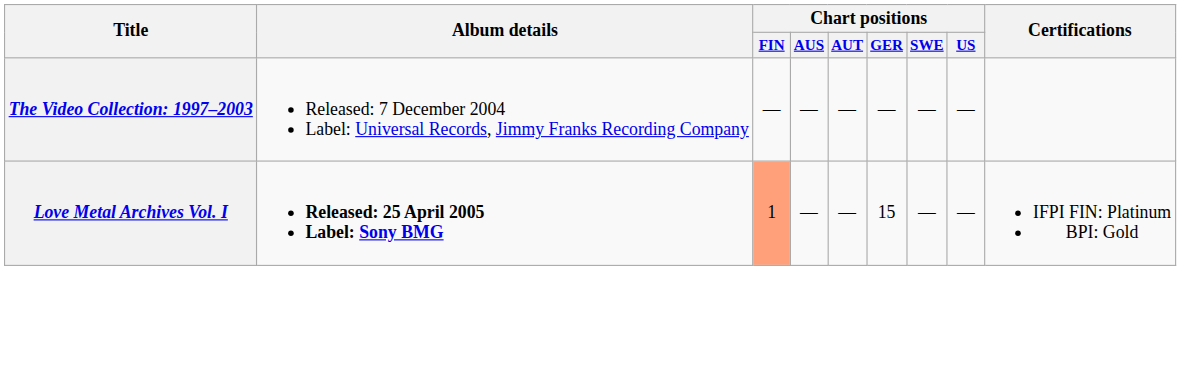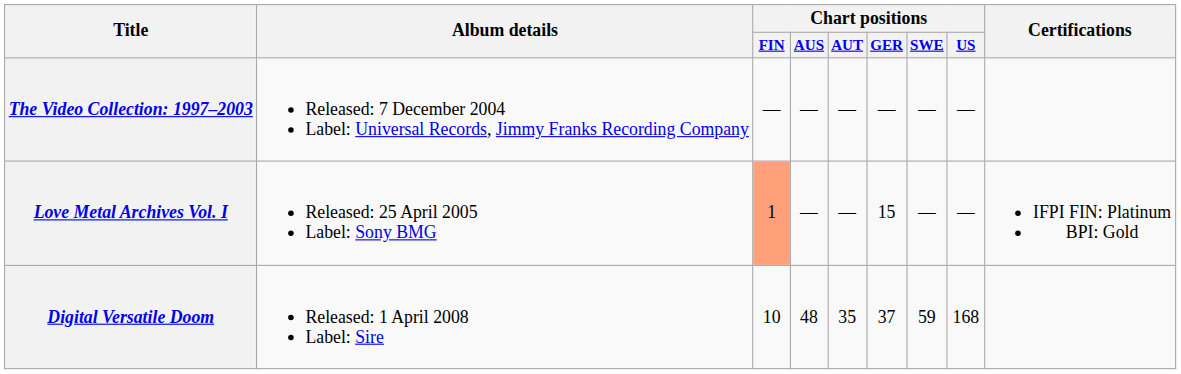(505, 223) bold -> (505, 223) normal
+ row: (131, 316)
